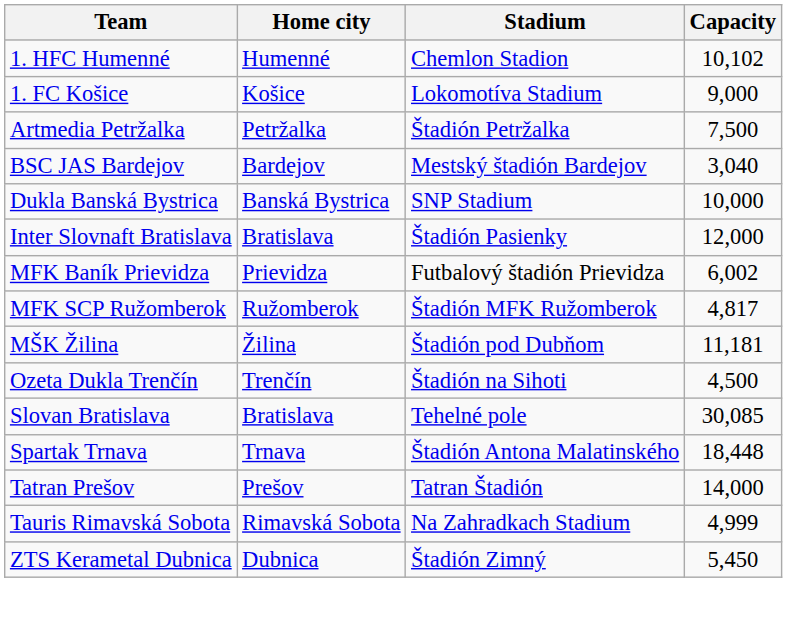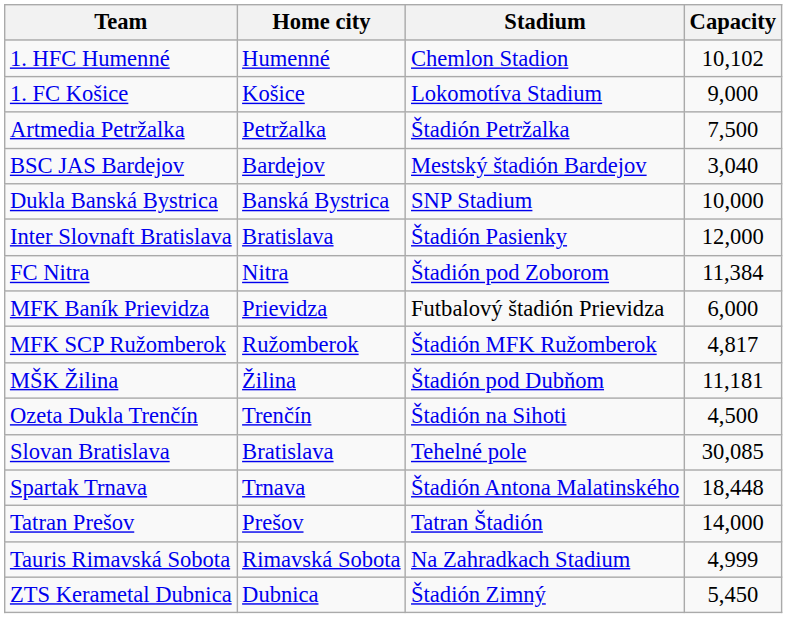+ row: (50, 272)
(733, 272) 6,002 -> (733, 308) 6,000
